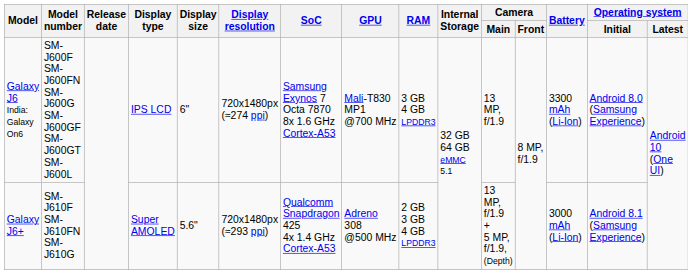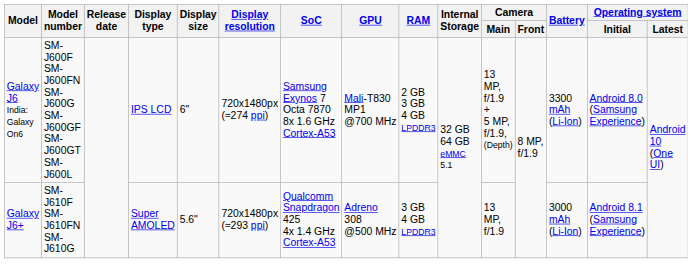(418, 110) 3 GB 4 GB LPDDR3 -> (418, 110) 2 GB 3 GB 4 GB LPDDR3
(494, 110) 13 MP, f/1.9 -> (498, 110) 13 MP, f/1.9 + 5 MP, f/1.9, (Depth)
(418, 226) 2 GB 3 GB 4 GB LPDDR3 -> (418, 220) 3 GB 4 GB LPDDR3
(498, 226) 13 MP, f/1.9 + 5 MP, f/1.9, (Depth) -> (494, 220) 13 MP, f/1.9
